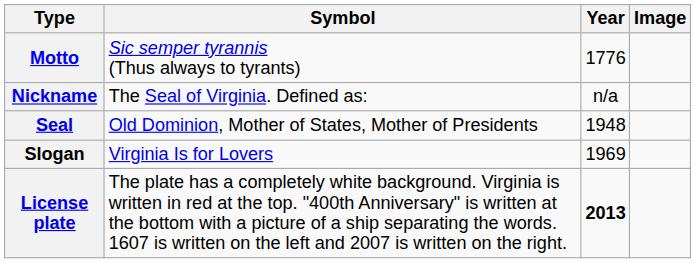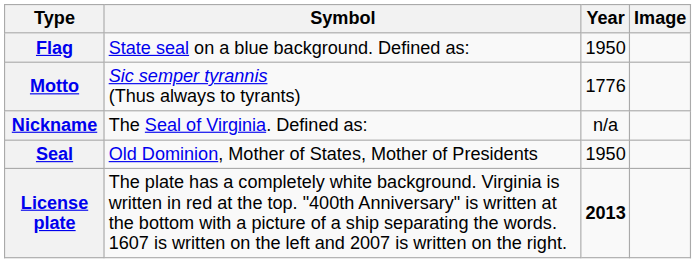+ row: (55, 47)
(606, 125) 1948 -> (606, 153) 1950
- row: (55, 153)
